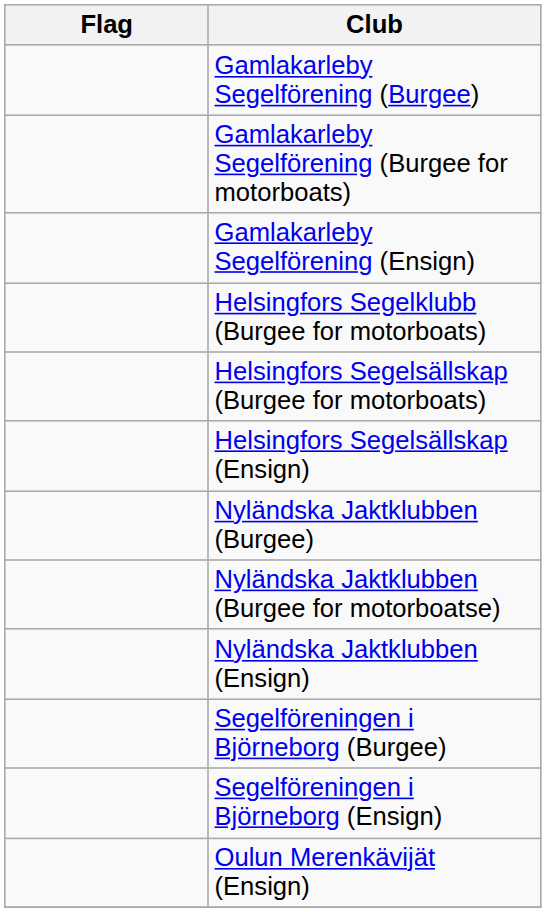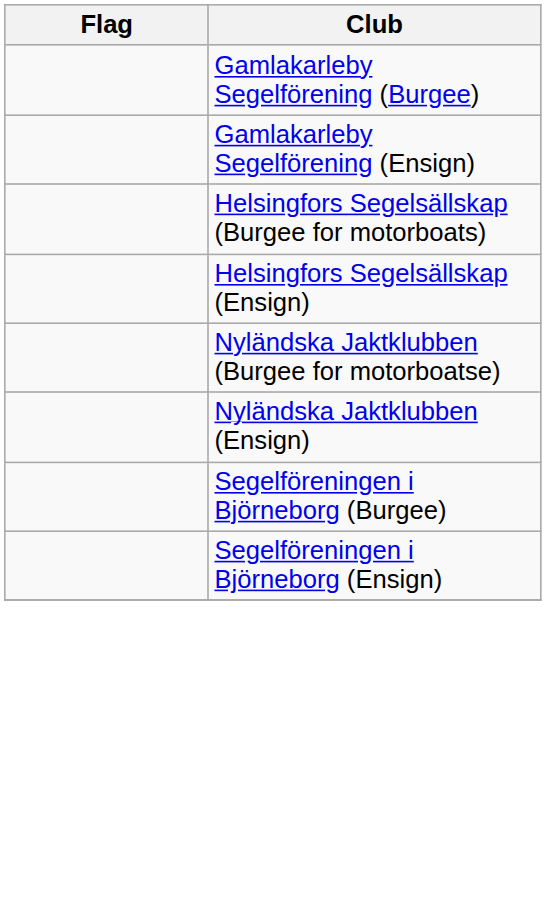- row: (361, 163)
- row: (350, 316)
- row: (346, 524)
- row: (325, 872)
